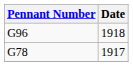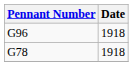(113, 52) 1917 -> (113, 52) 1918
